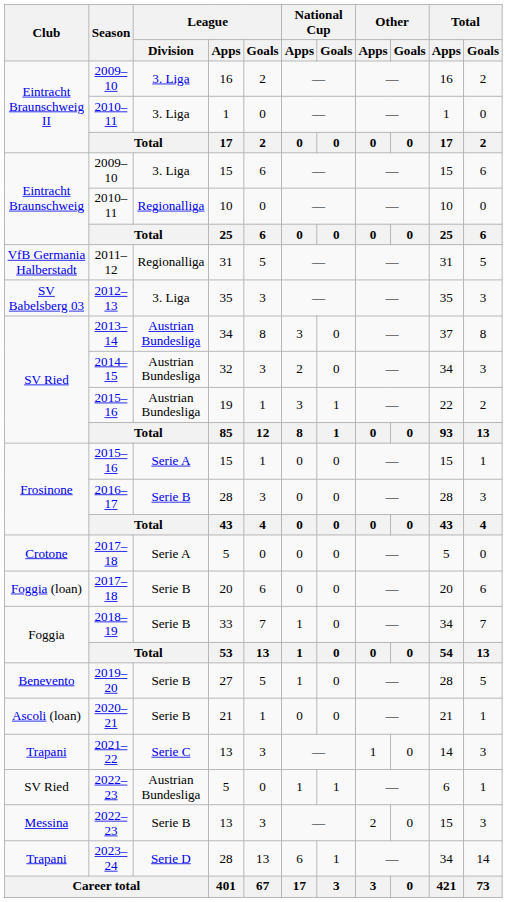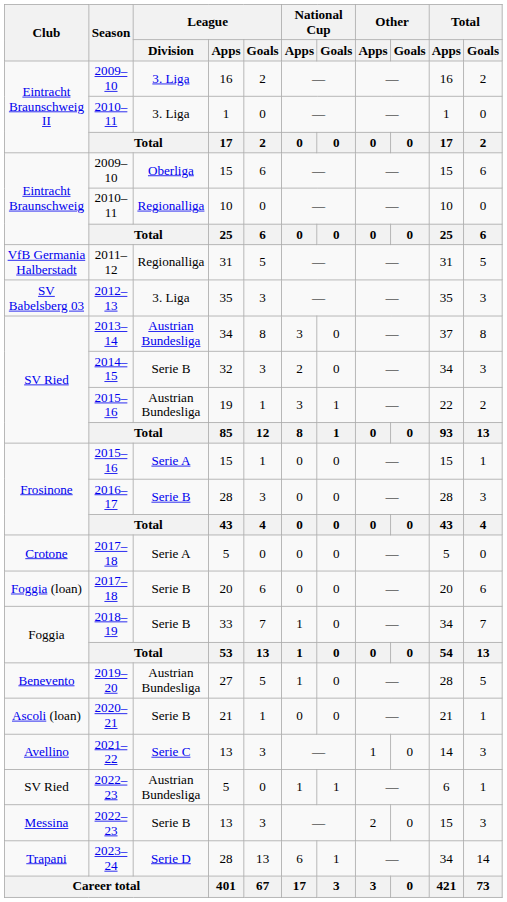(171, 170) 3. Liga -> (171, 170) Oberliga
(171, 369) Austrian Bundesliga -> (171, 369) Serie B
(171, 680) Serie B -> (171, 680) Austrian Bundesliga
(46, 751) Trapani -> (46, 751) Avellino
